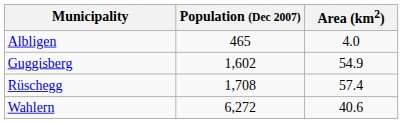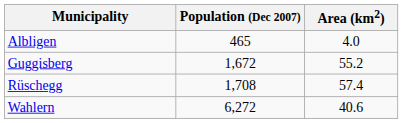(240, 63) 1,602 -> (240, 63) 1,672
(351, 63) 54.9 -> (351, 63) 55.2
